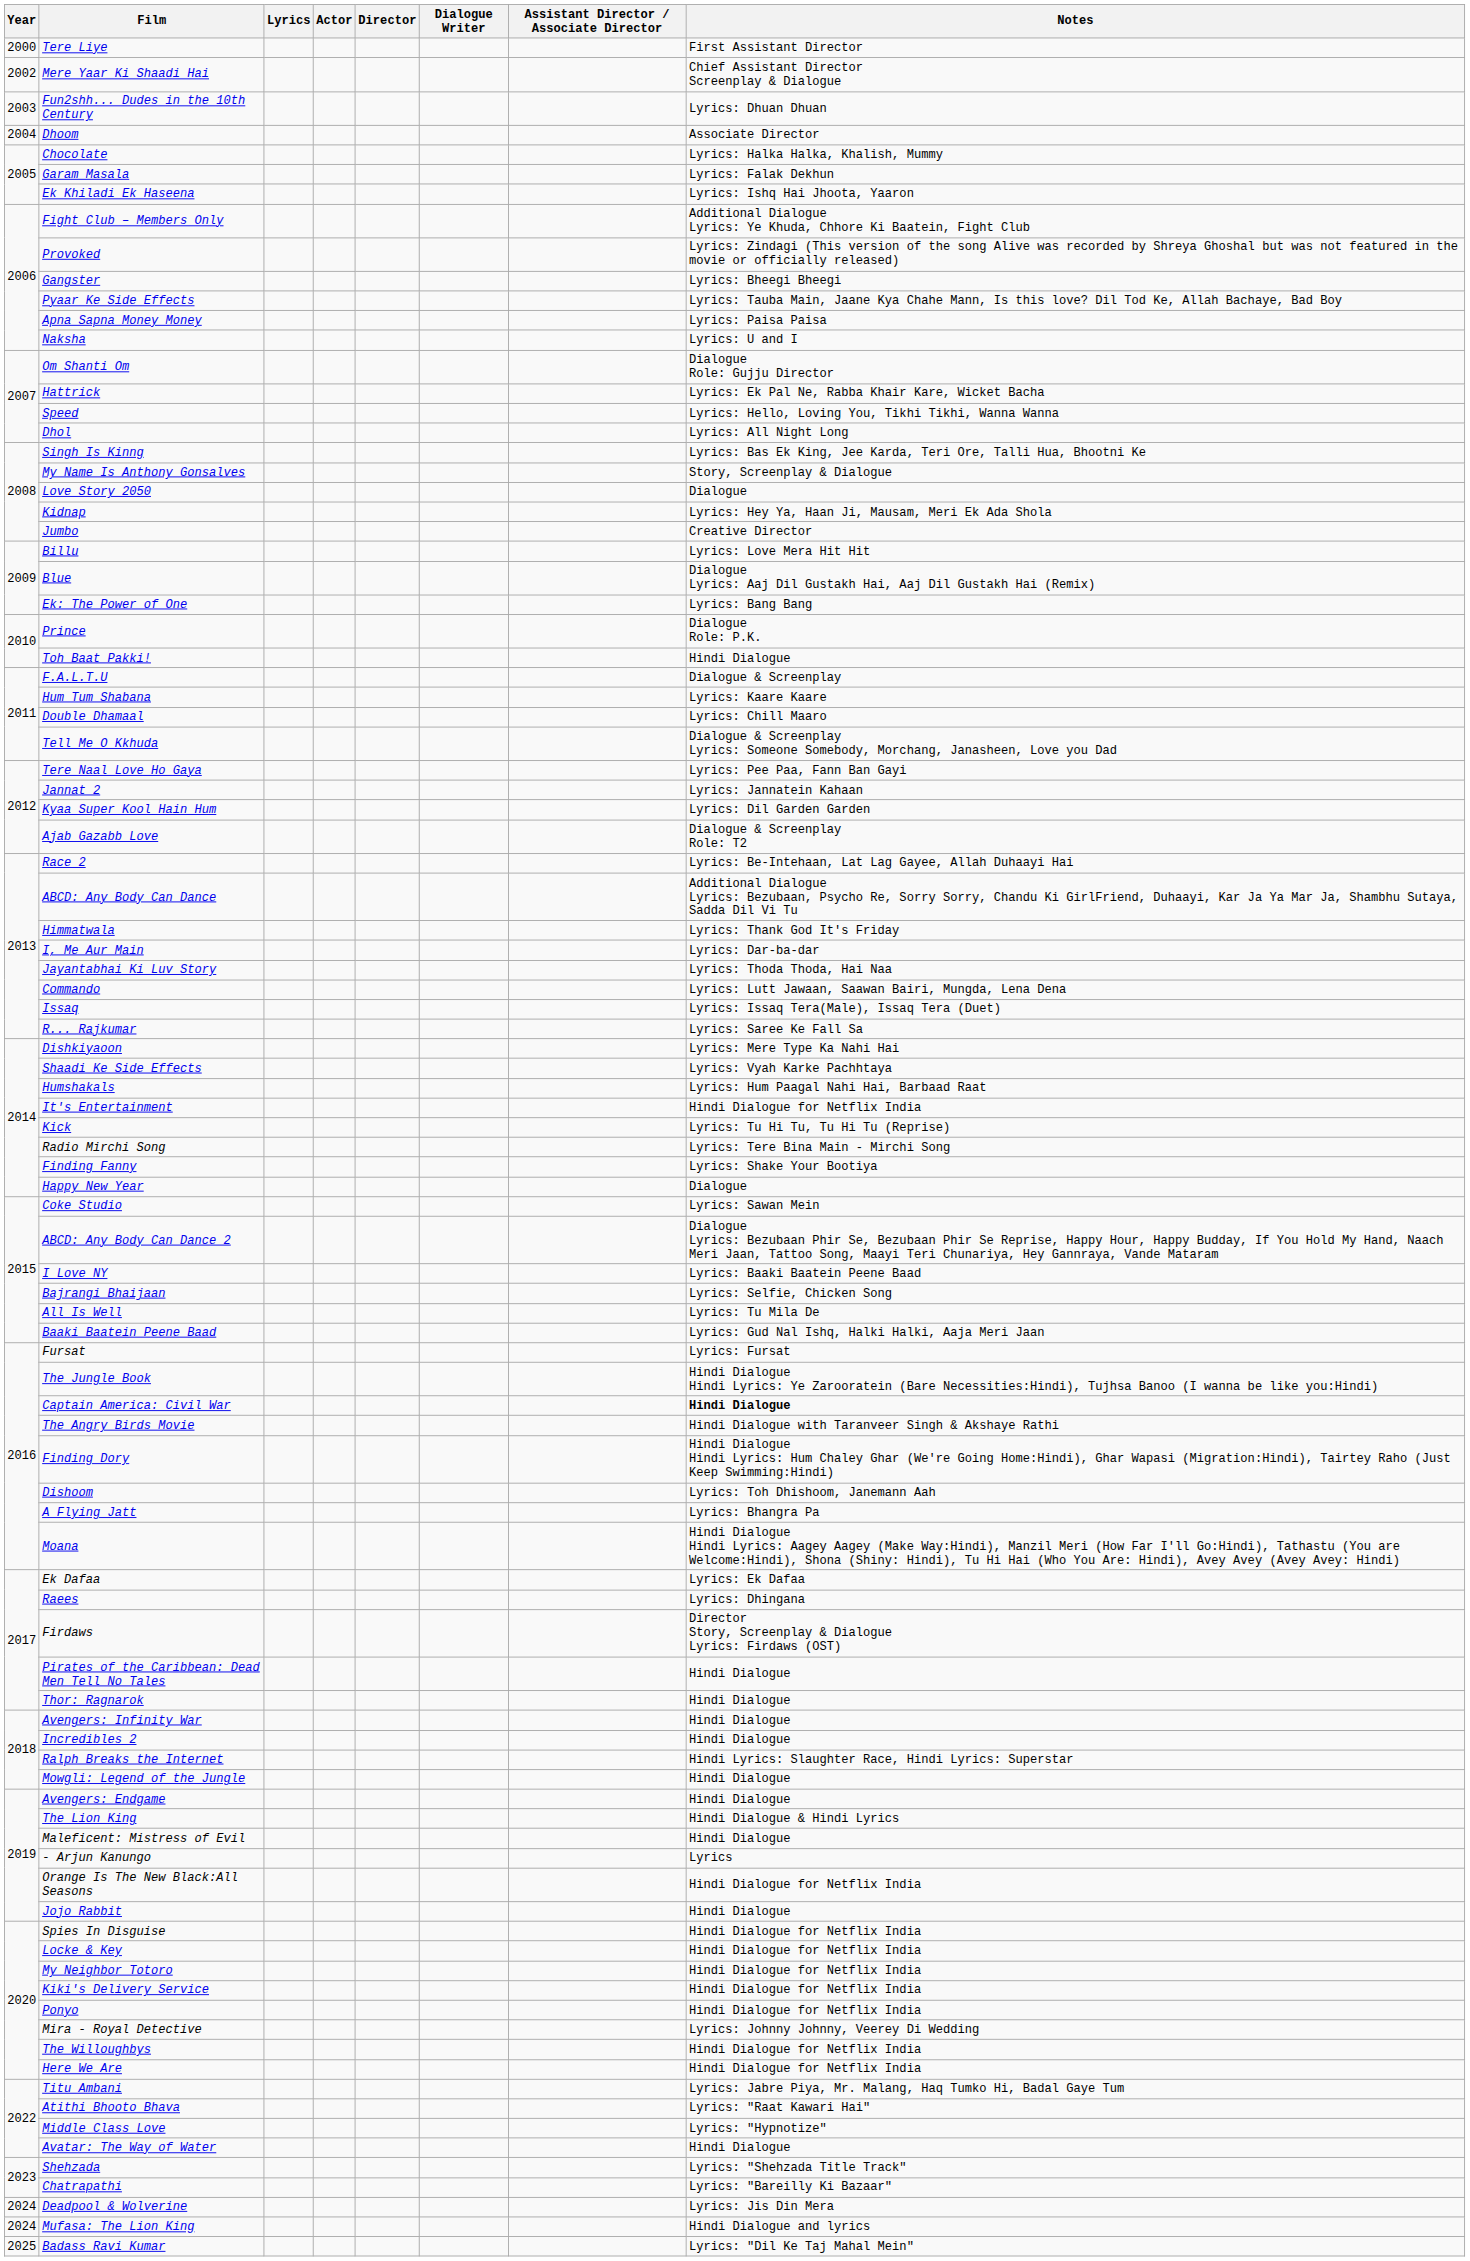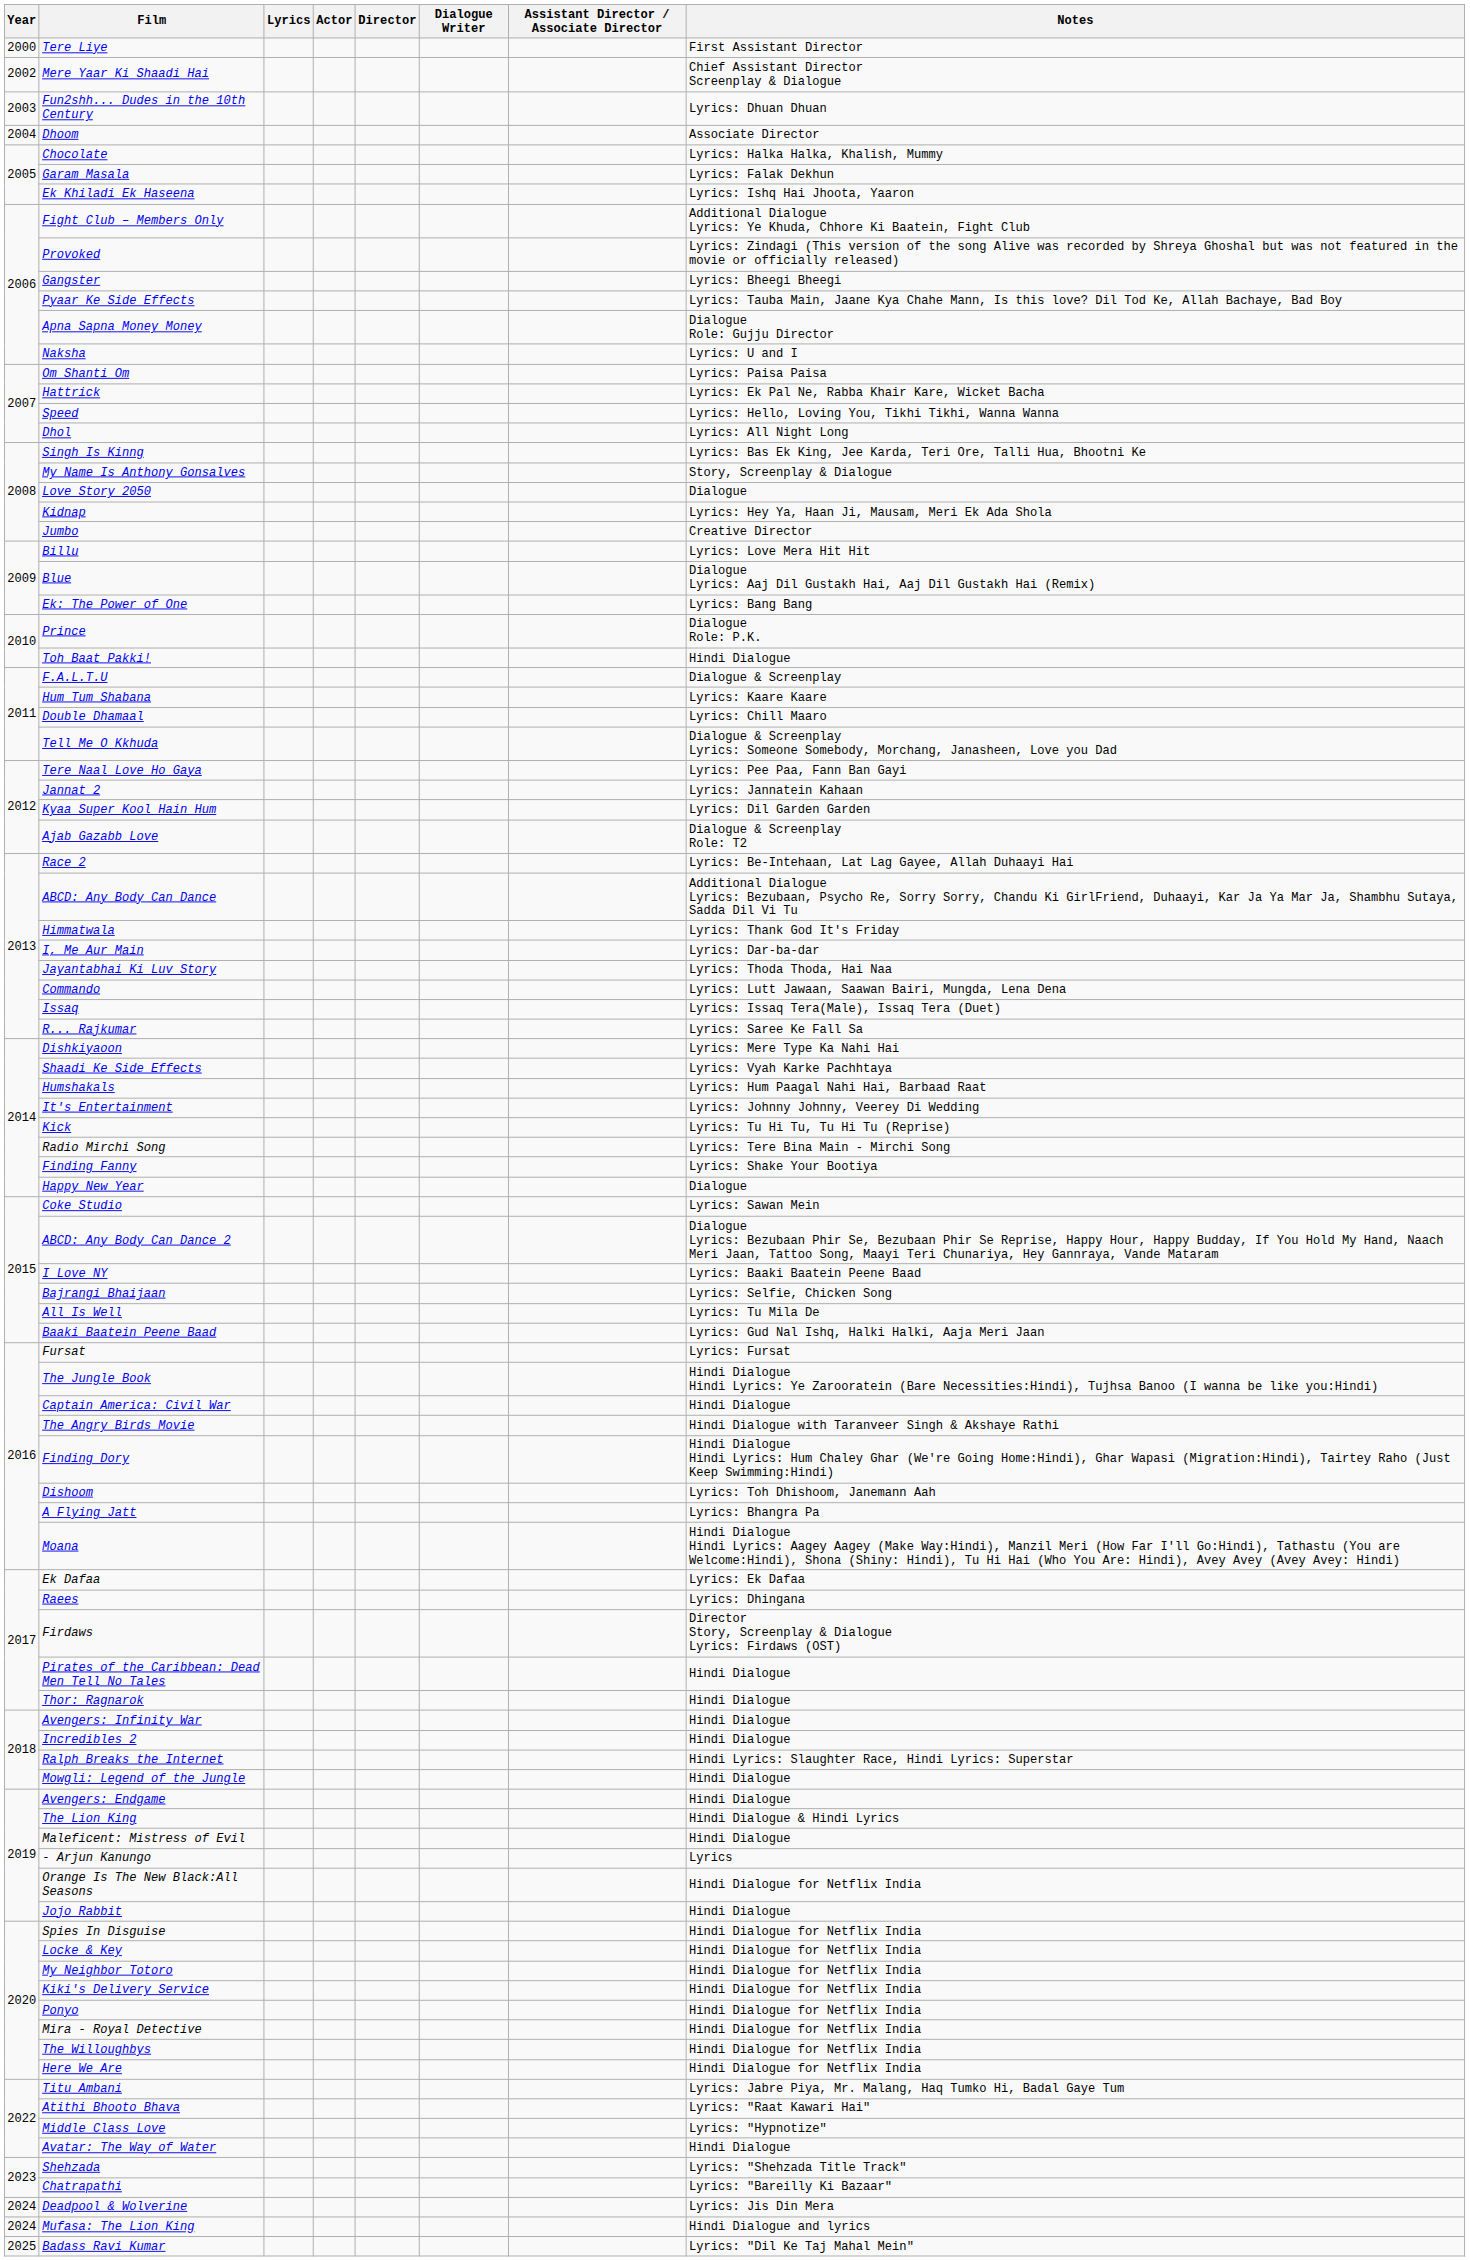(758, 321) Lyrics: Paisa Paisa -> (762, 327) Dialogue Role: Gujju Director
(762, 367) Dialogue Role: Gujju Director -> (758, 374) Lyrics: Paisa Paisa
(805, 1108) Hindi Dialogue for Netflix India -> (834, 1108) Lyrics: Johnny Johnny, Veerey Di Wedding
(740, 1406) bold -> (740, 1406) normal
(834, 2030) Lyrics: Johnny Johnny, Veerey Di Wedding -> (805, 2030) Hindi Dialogue for Netflix India
